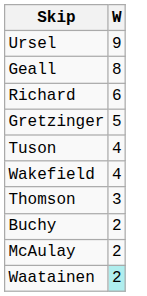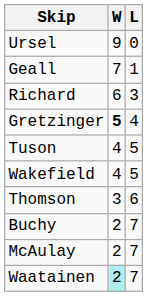+ column: (134, 18)
(117, 70) 8 -> (117, 70) 7
(117, 122) normal -> (117, 122) bold
